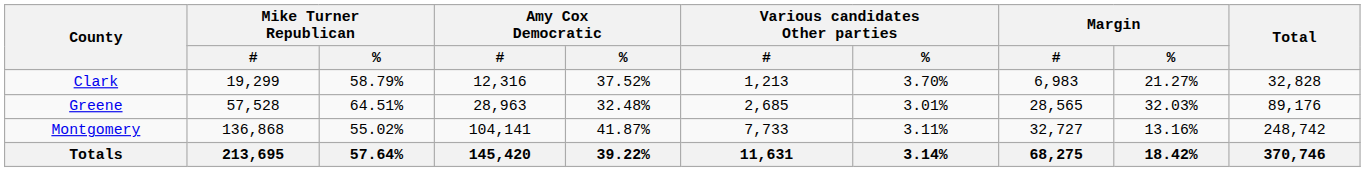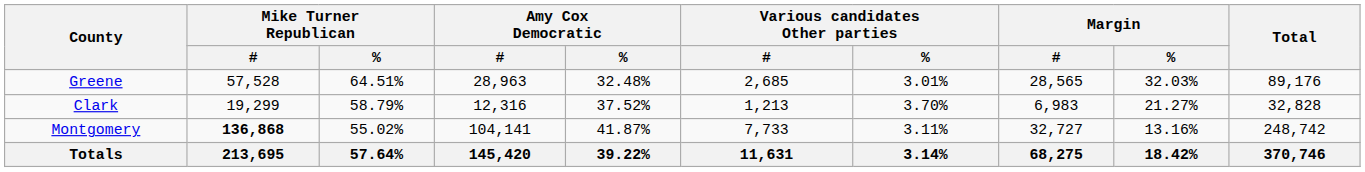rows swapped: (96, 82) <-> (96, 106)
(253, 130) normal -> (253, 130) bold
